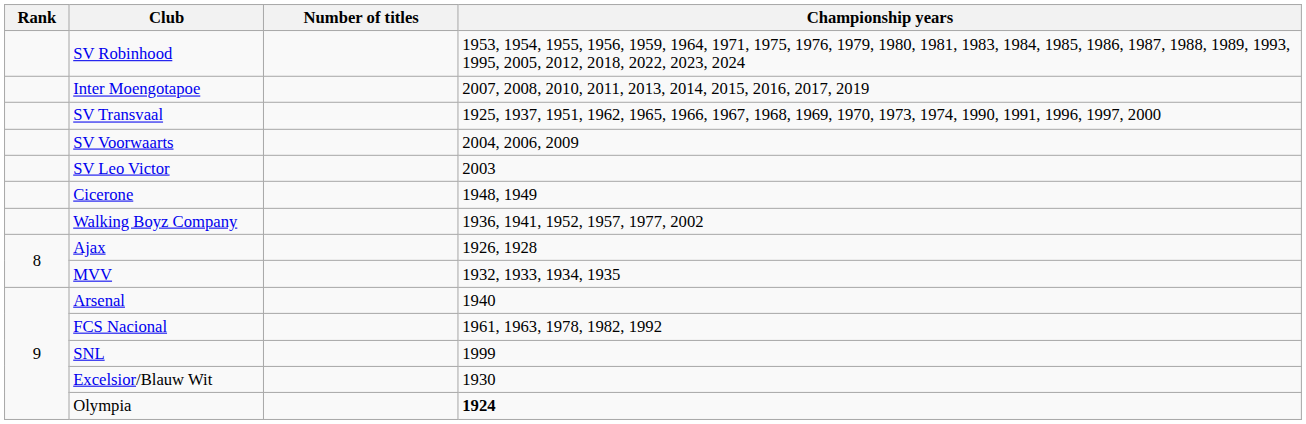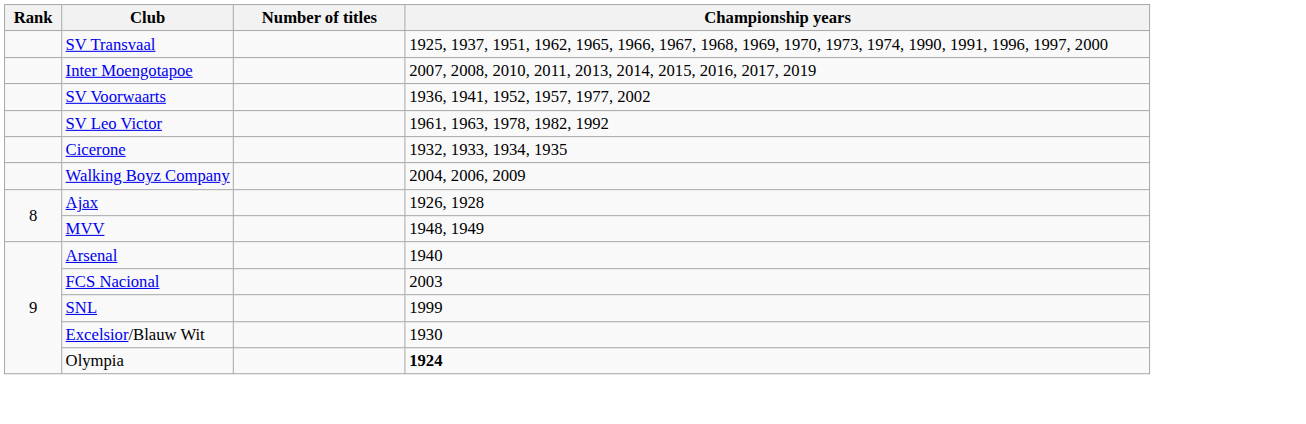- row: (123, 53)
rows swapped: (118, 115) <-> (137, 89)
(521, 141) 2004, 2006, 2009 -> (530, 96) 1936, 1941, 1952, 1957, 1977, 2002
(479, 168) 2003 -> (509, 123) 1961, 1963, 1978, 1982, 1992
(500, 194) 1948, 1949 -> (488, 149) 1932, 1933, 1934, 1935
(583, 221) 1936, 1941, 1952, 1957, 1977, 2002 -> (467, 176) 2004, 2006, 2009
(541, 273) 1932, 1933, 1934, 1935 -> (447, 228) 1948, 1949
(562, 326) 1961, 1963, 1978, 1982, 1992 -> (426, 281) 2003
